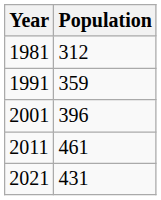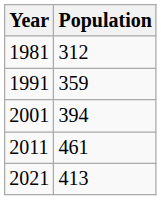(73, 115) 396 -> (73, 115) 394
(73, 178) 431 -> (73, 178) 413
